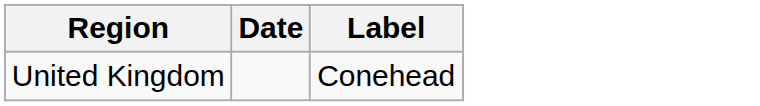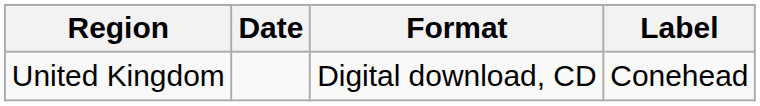+ column: (457, 28)
